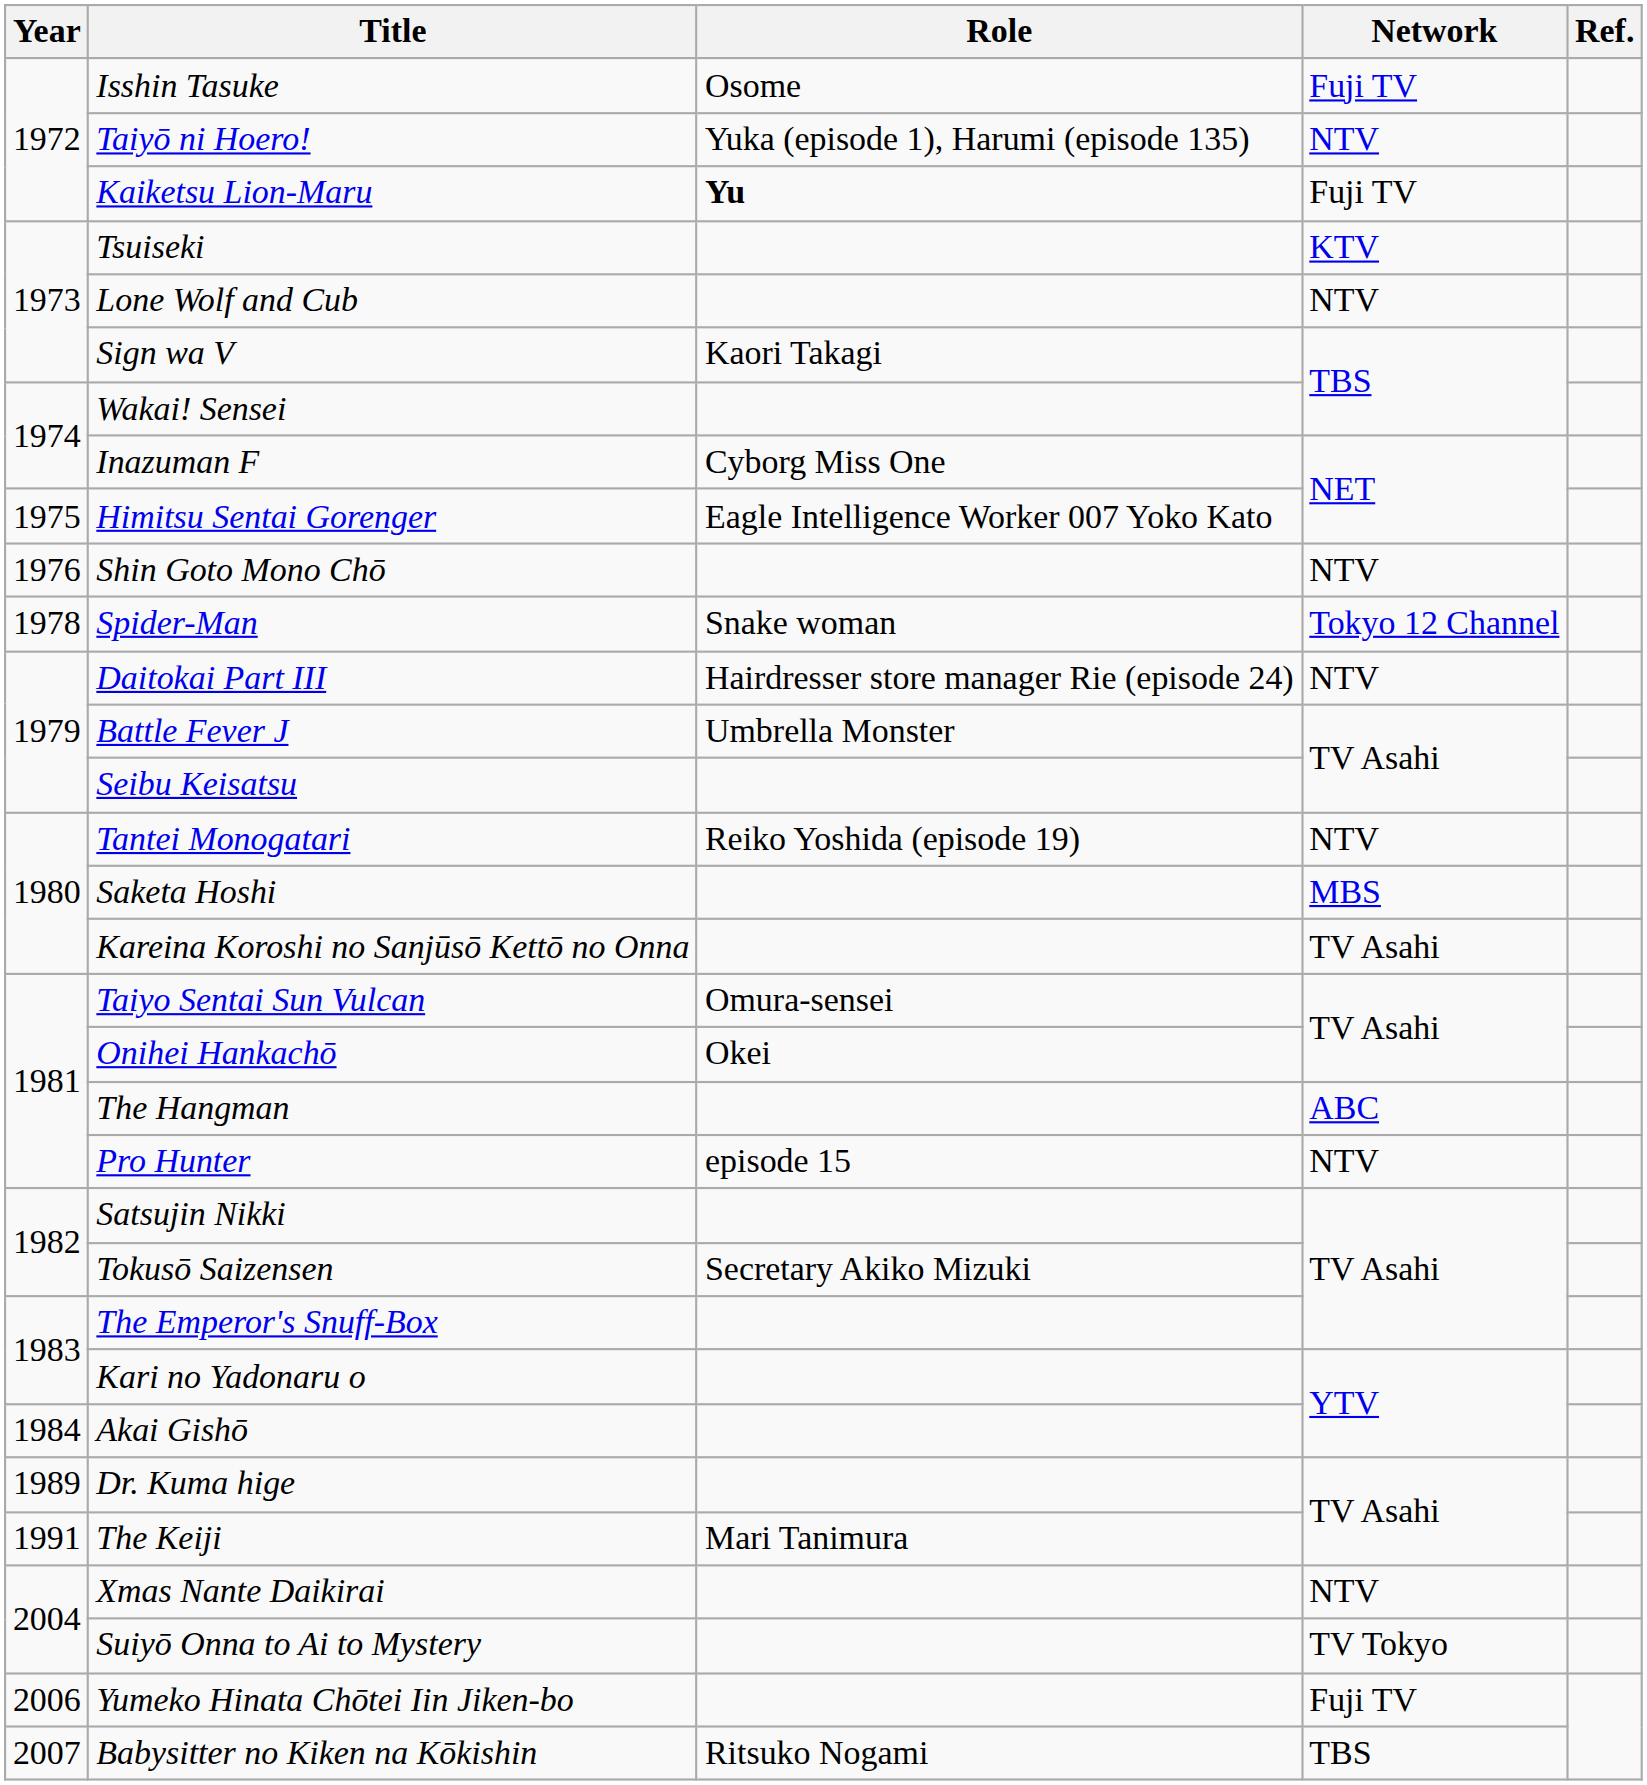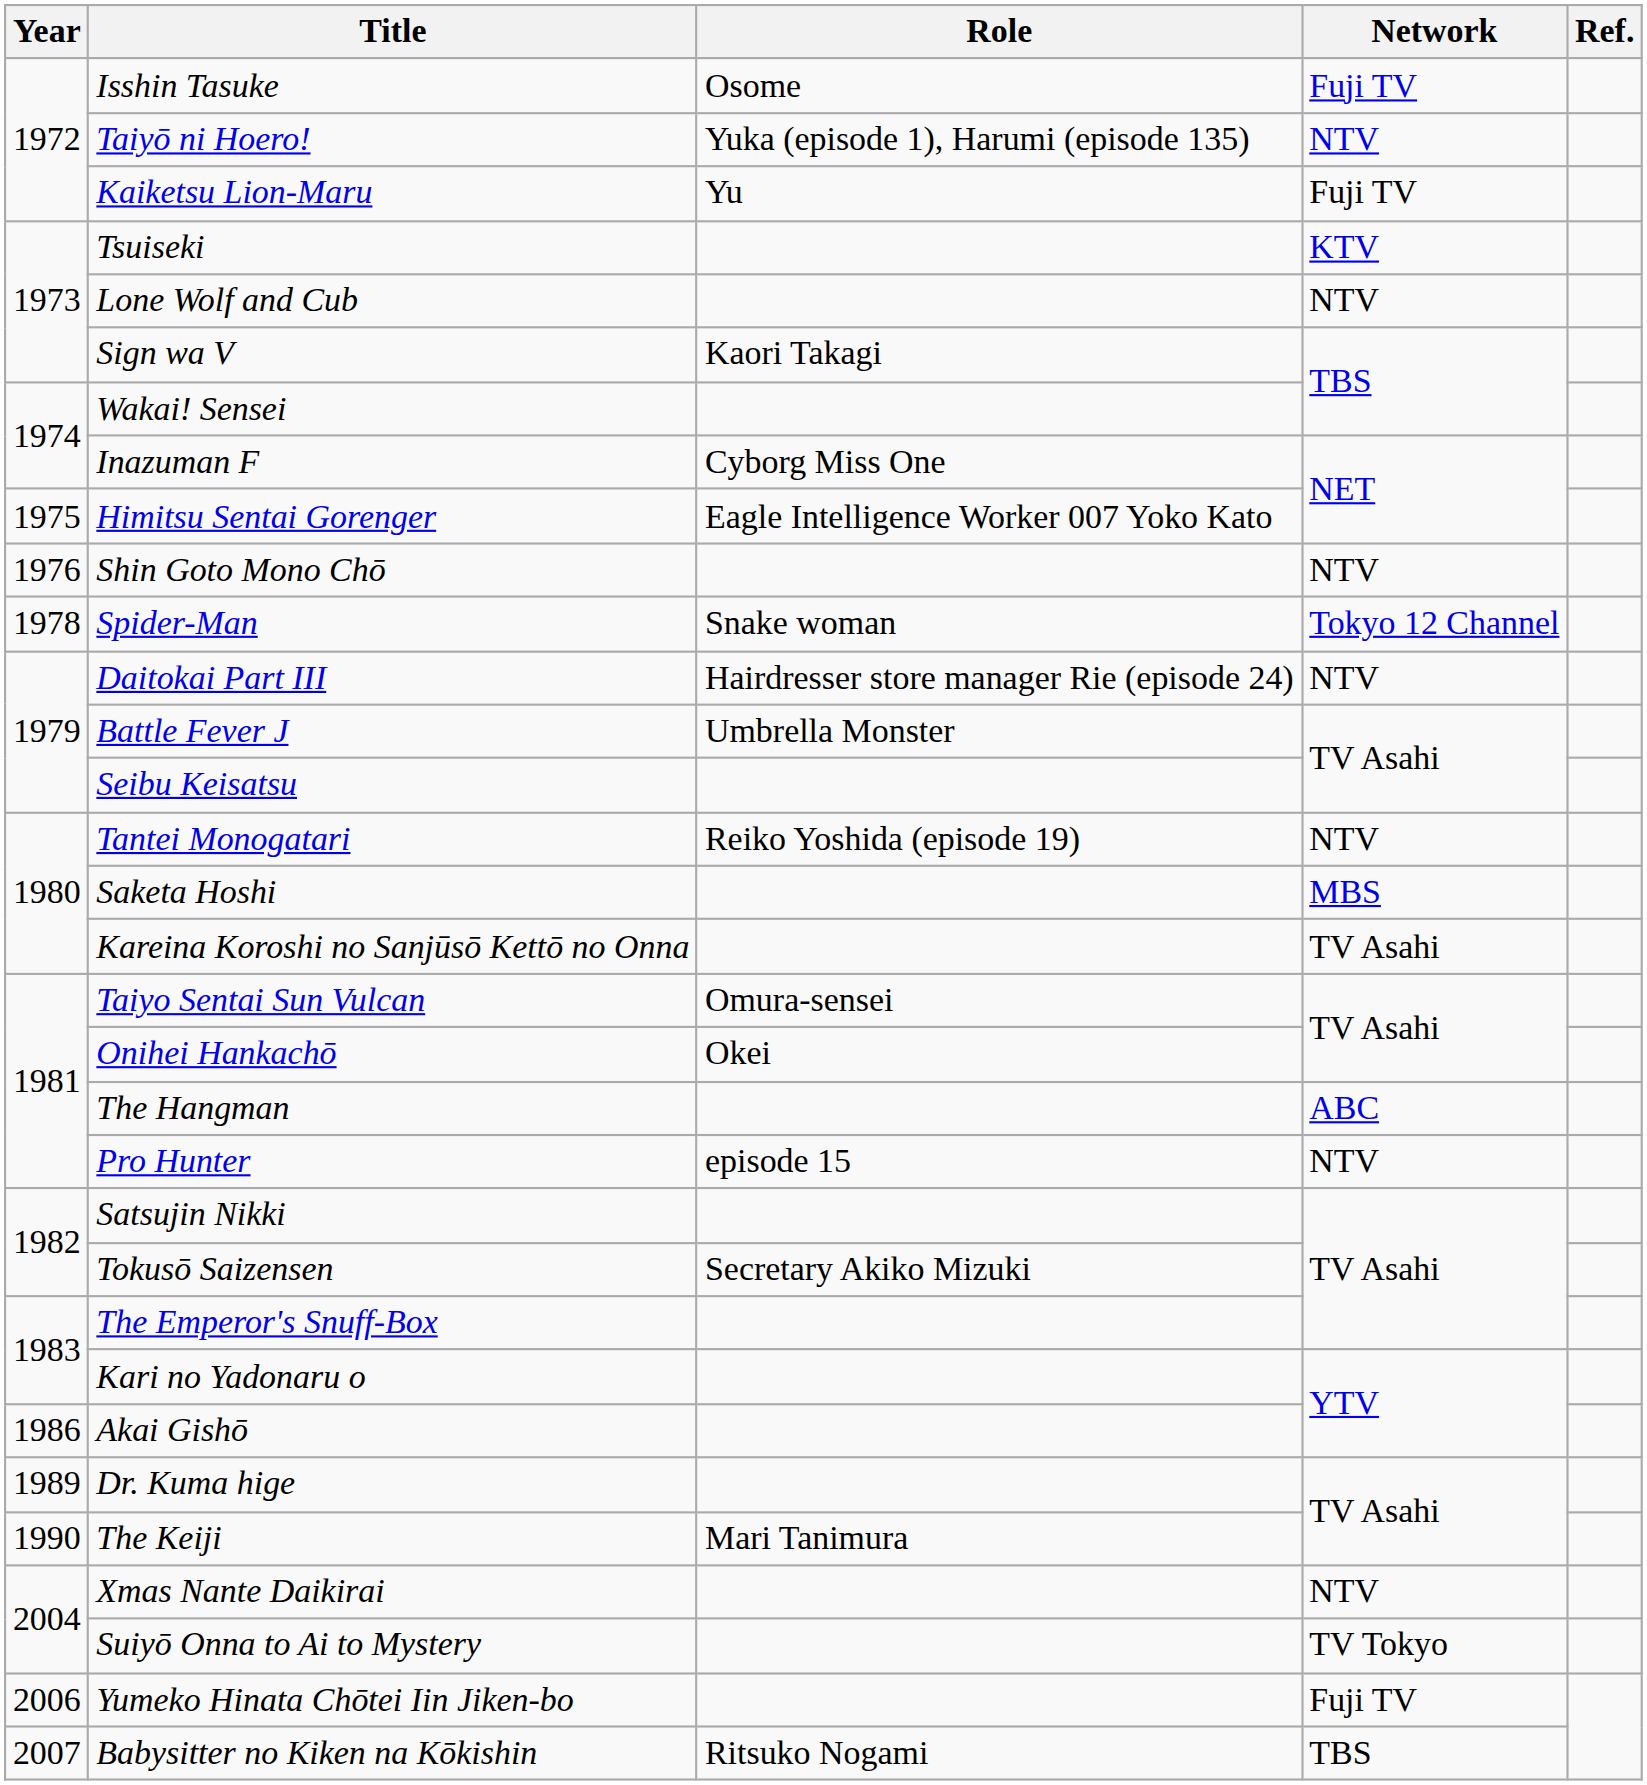(725, 192) bold -> (724, 192) normal
(47, 1430) 1984 -> (47, 1430) 1986
(47, 1537) 1991 -> (47, 1537) 1990
